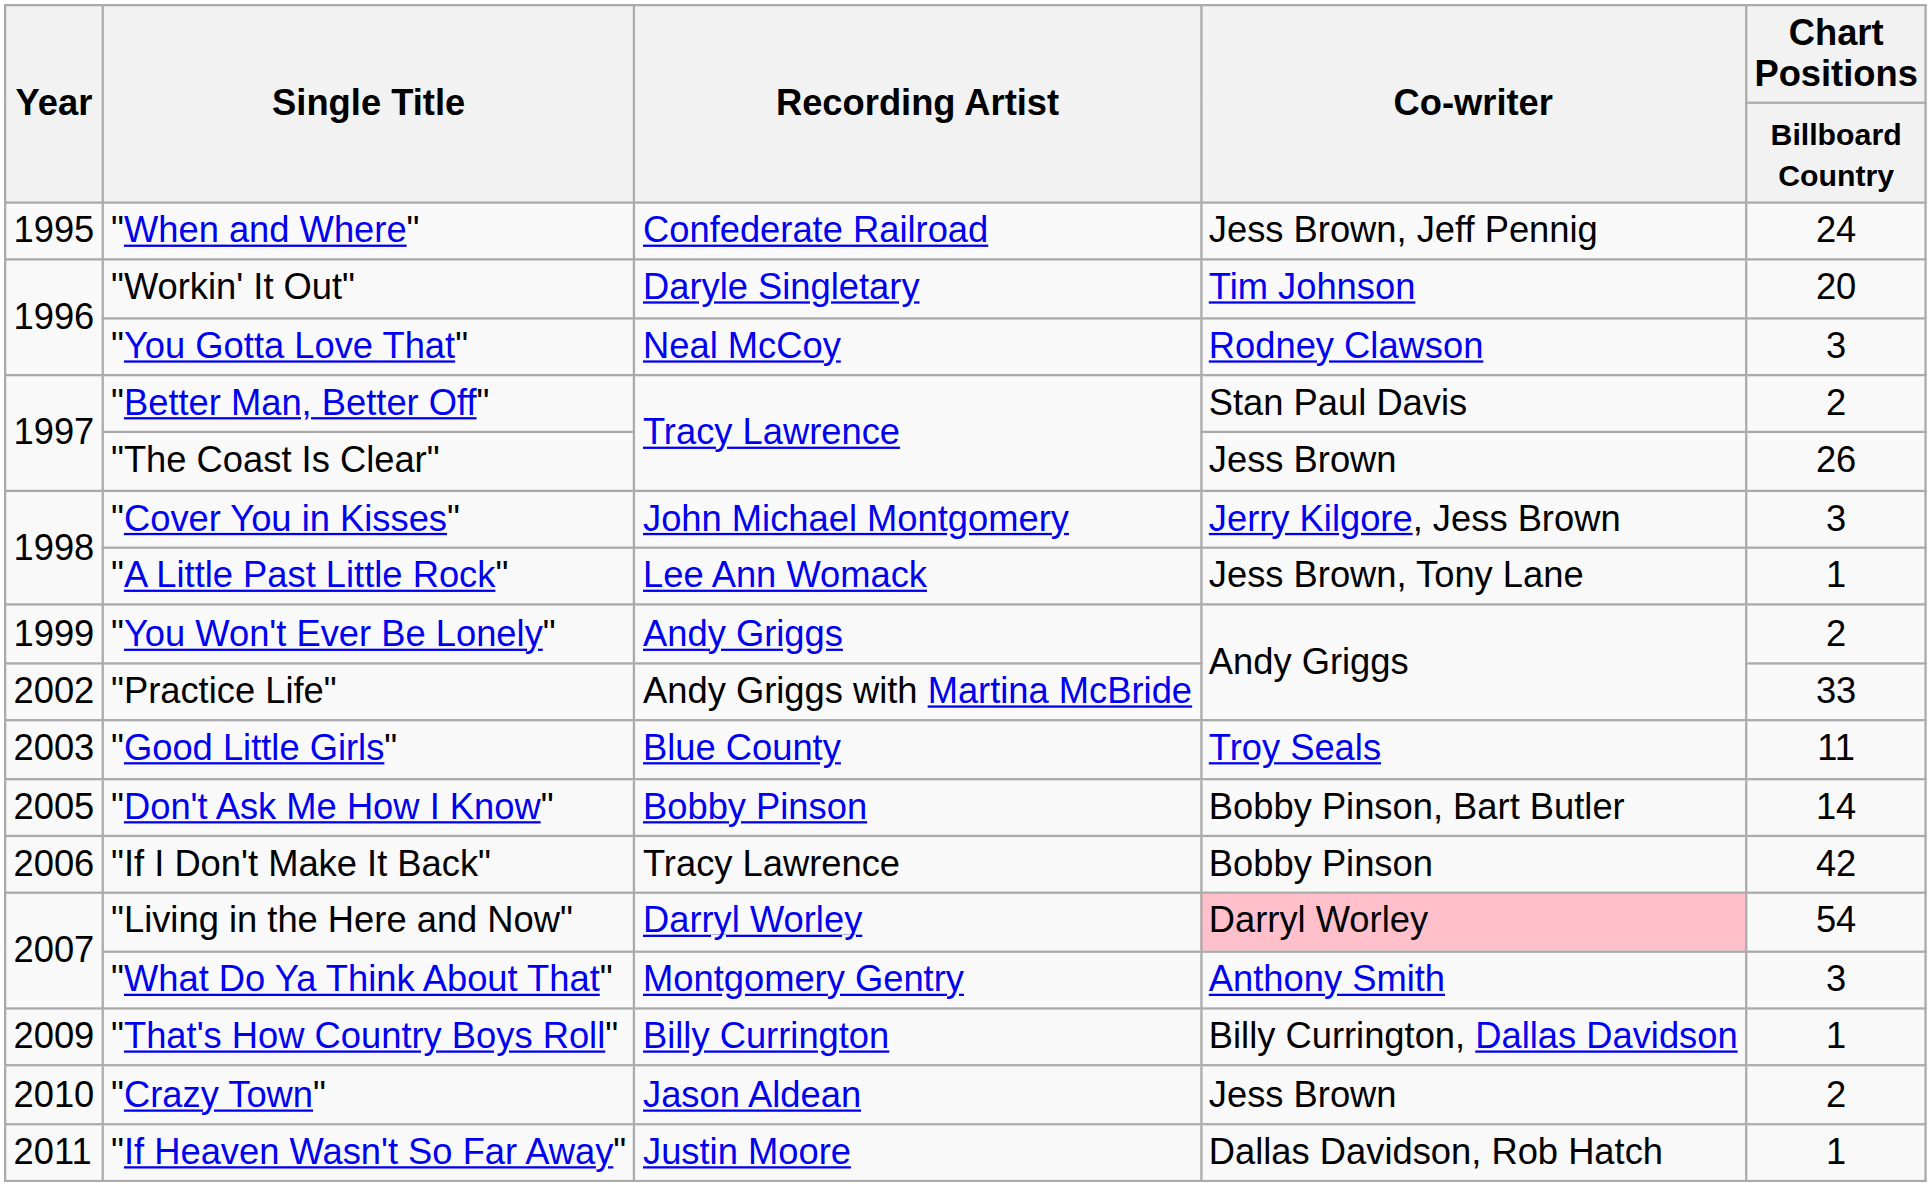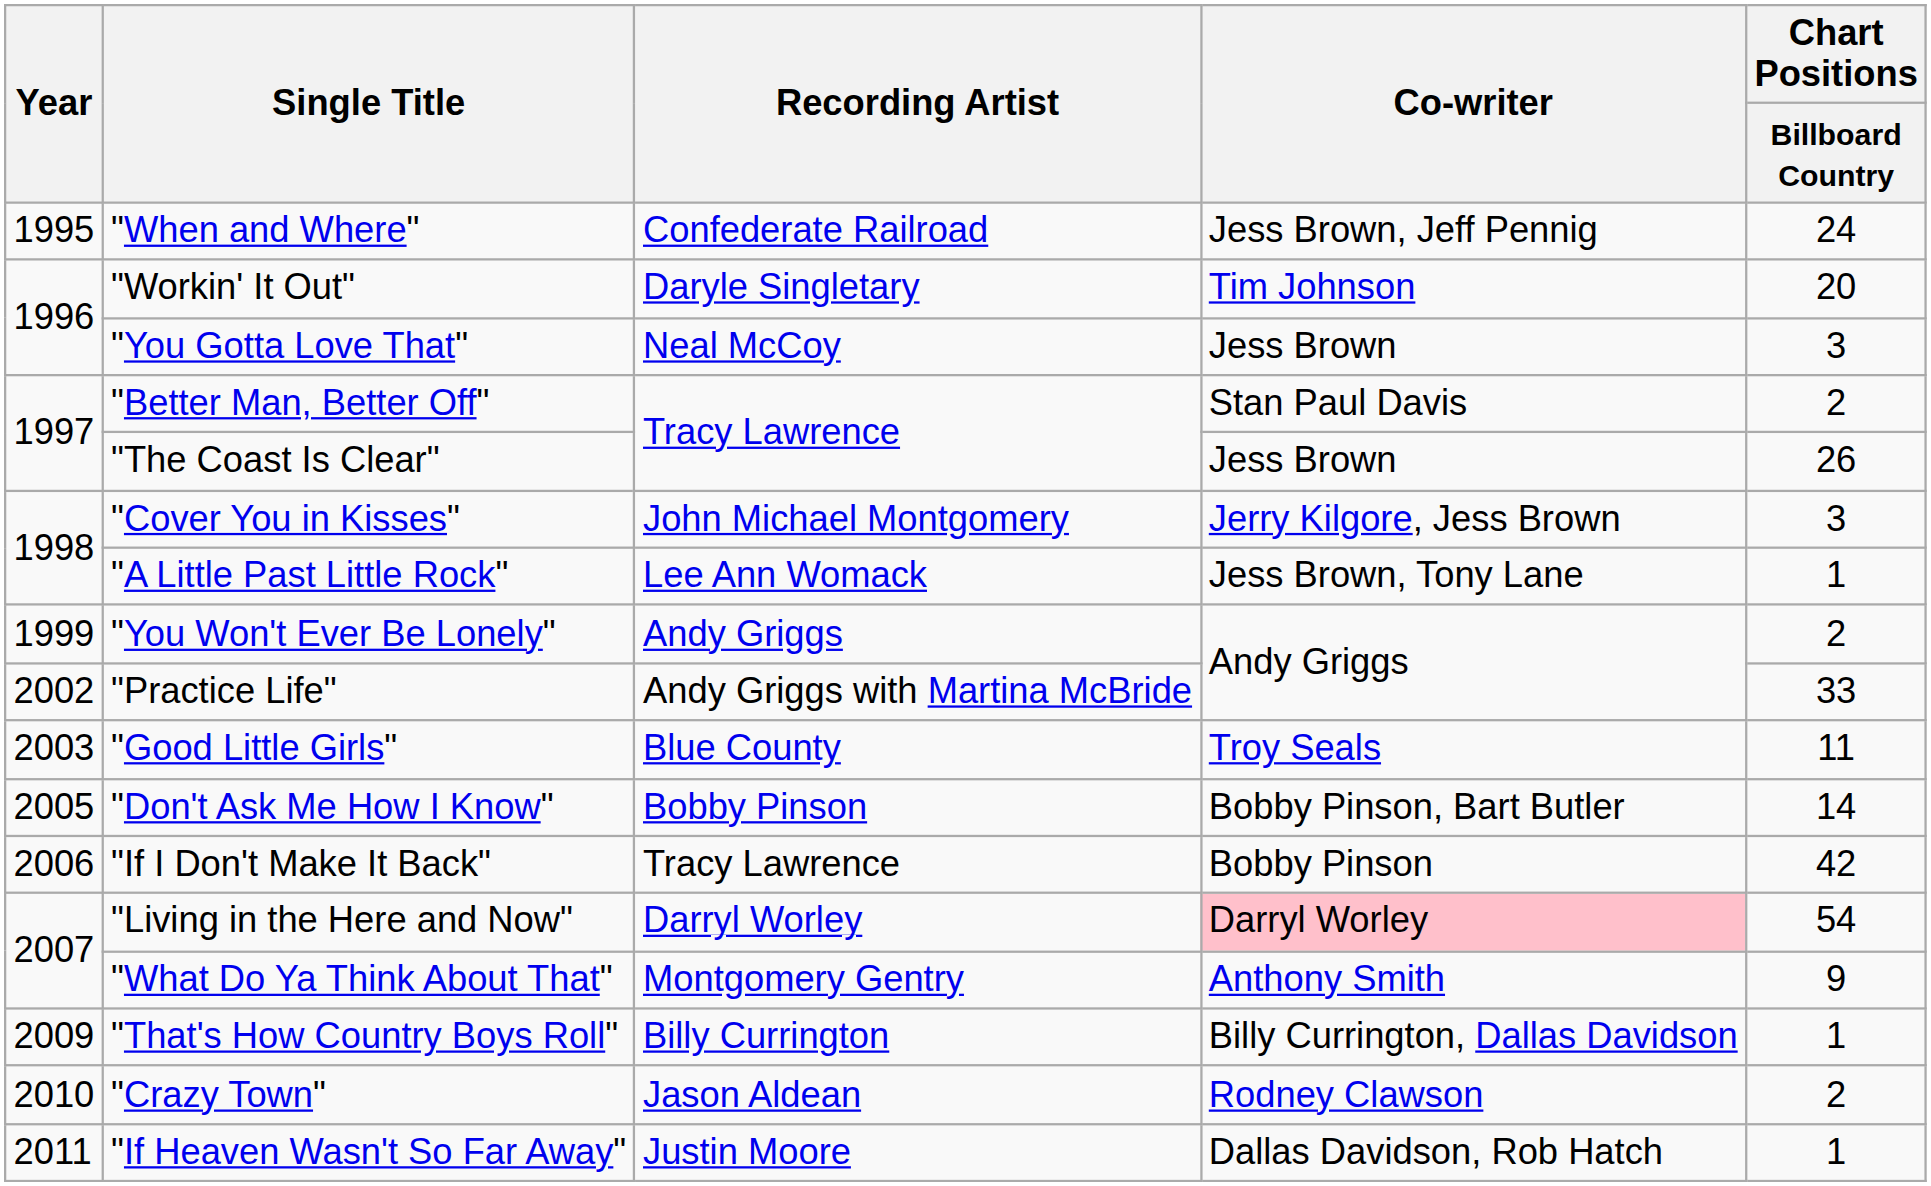(1346, 345) Rodney Clawson -> (1303, 345) Jess Brown
(1836, 979) 3 -> (1836, 979) 9
(1303, 1094) Jess Brown -> (1346, 1094) Rodney Clawson
